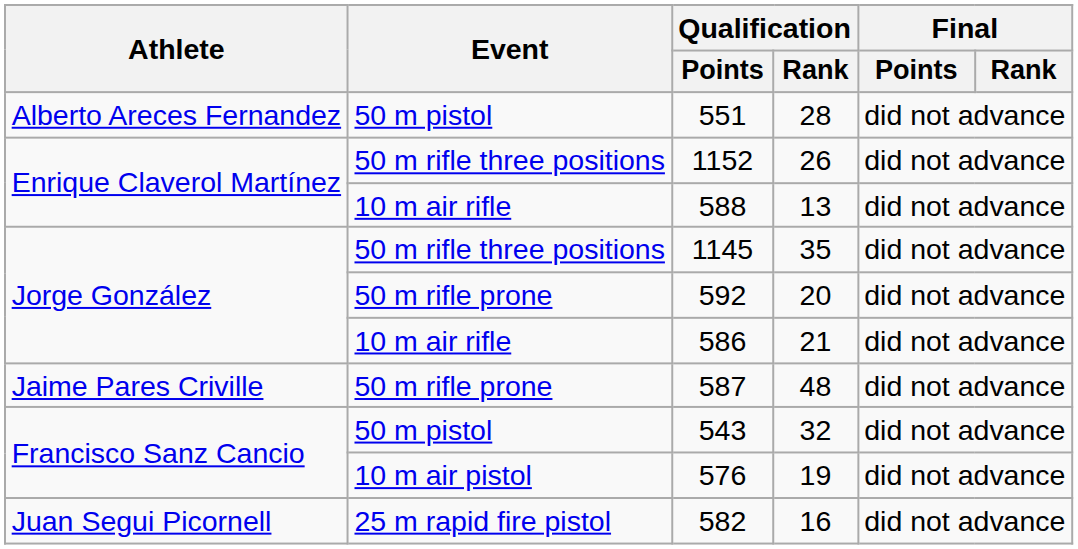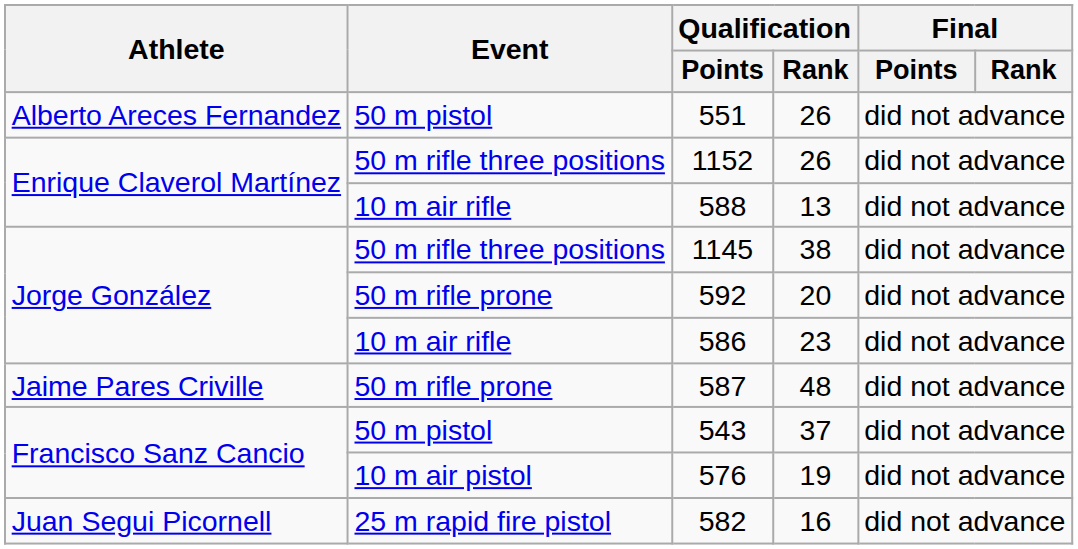(815, 115) 28 -> (815, 115) 26
(815, 251) 35 -> (815, 251) 38
(815, 341) 21 -> (815, 341) 23
(815, 431) 32 -> (815, 431) 37
